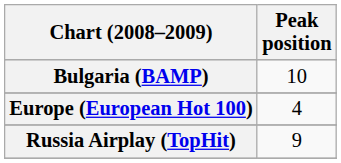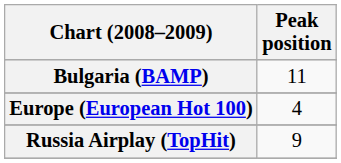(297, 76) 10 -> (297, 76) 11
